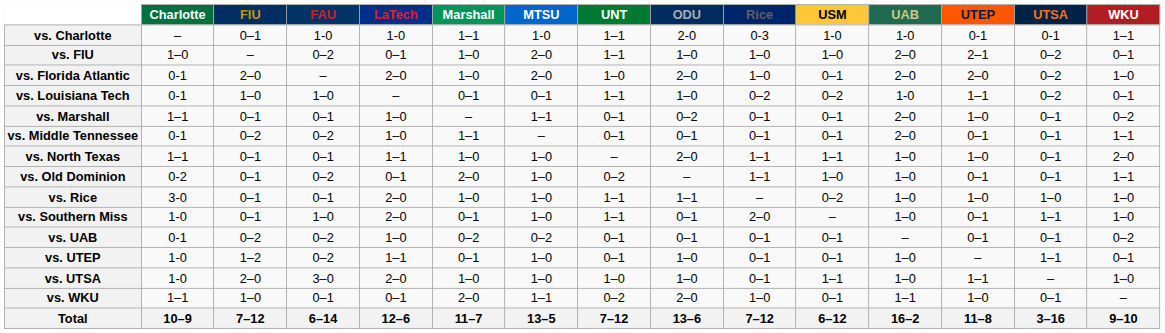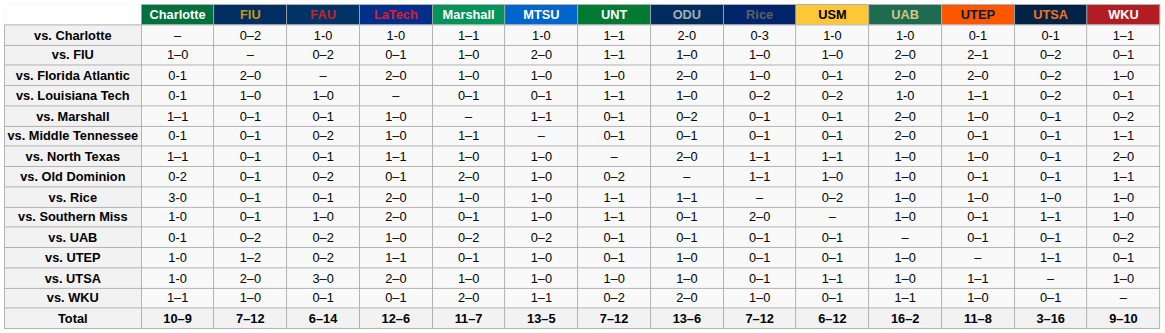(250, 35) 0–1 -> (250, 35) 0–2
(541, 76) 2–0 -> (541, 76) 1–0
(250, 136) 0–2 -> (250, 136) 0–1
